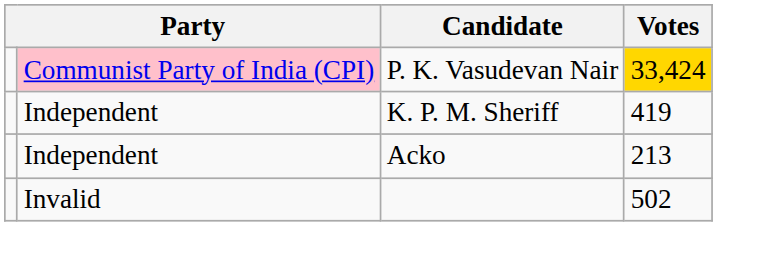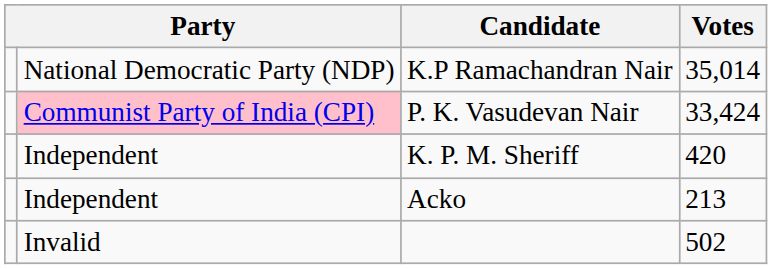+ row: (540, 69)
(668, 69) gold background -> (723, 112) no background
(651, 112) 419 -> (706, 155) 420
